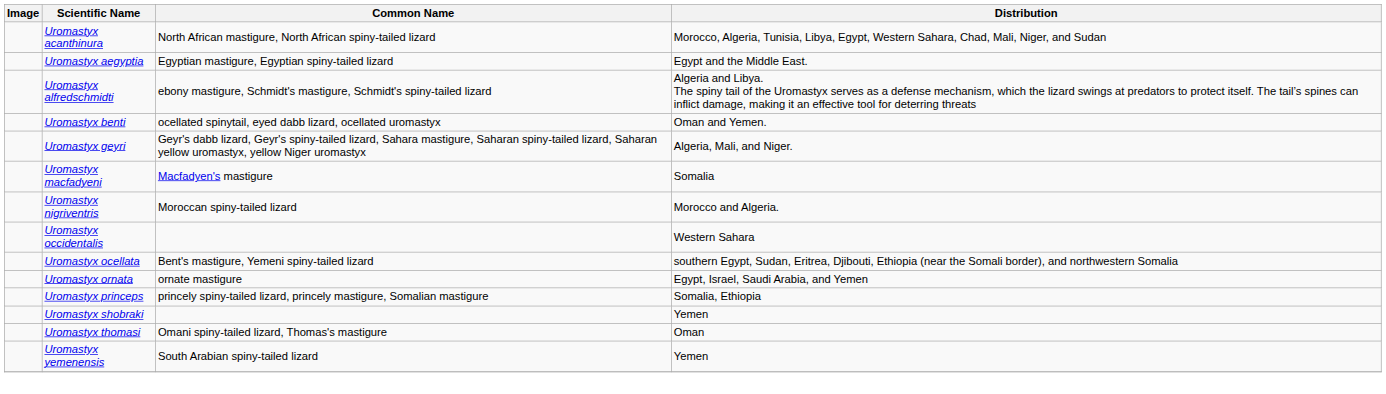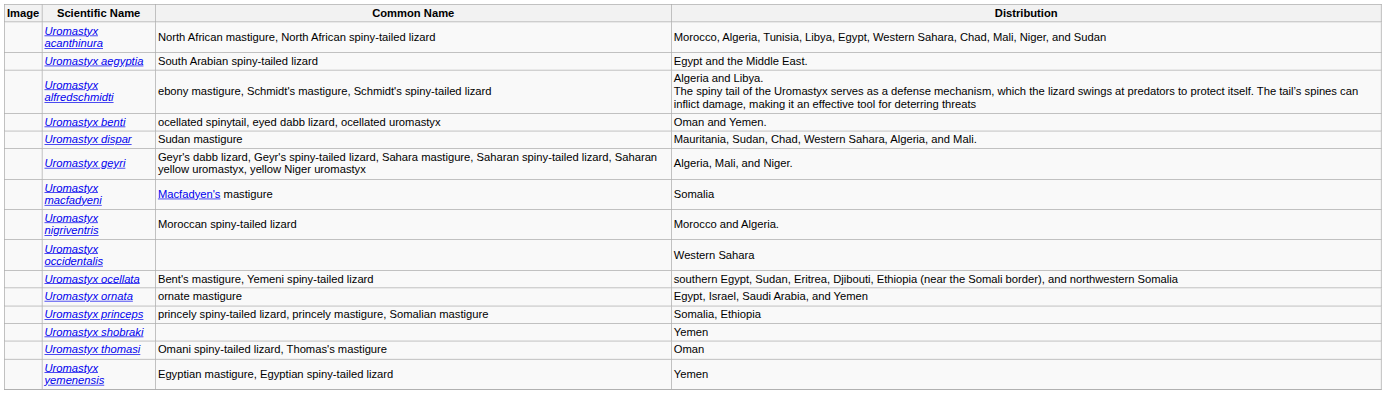(276, 61) Egyptian mastigure, Egyptian spiny-tailed lizard -> (238, 61) South Arabian spiny-tailed lizard
+ row: (88, 139)
(238, 356) South Arabian spiny-tailed lizard -> (276, 374) Egyptian mastigure, Egyptian spiny-tailed lizard
